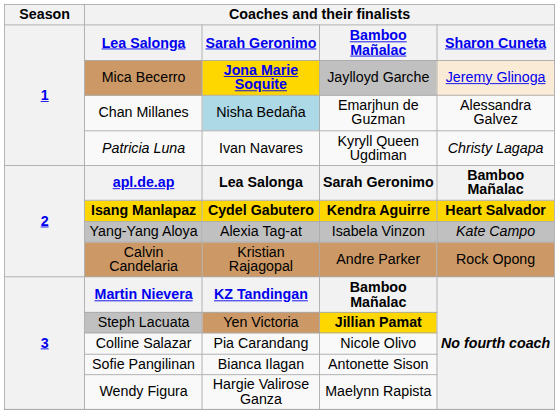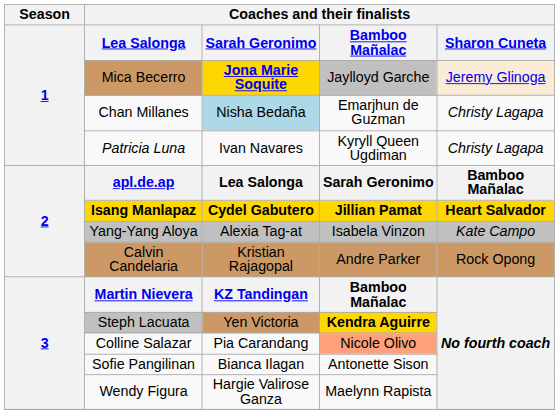(496, 112) Alessandra Galvez -> (496, 112) Christy Lagapa
(378, 210) Kendra Aguirre -> (378, 210) Jillian Pamat
(378, 322) Jillian Pamat -> (378, 322) Kendra Aguirre
(378, 343) no background -> (378, 343) lightsalmon background
